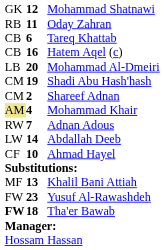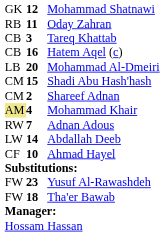(29, 38) 6 -> (29, 38) 3
(32, 81) 19 -> (32, 81) 15
- row: (92, 182)
(15, 211) bold -> (14, 197) normal
